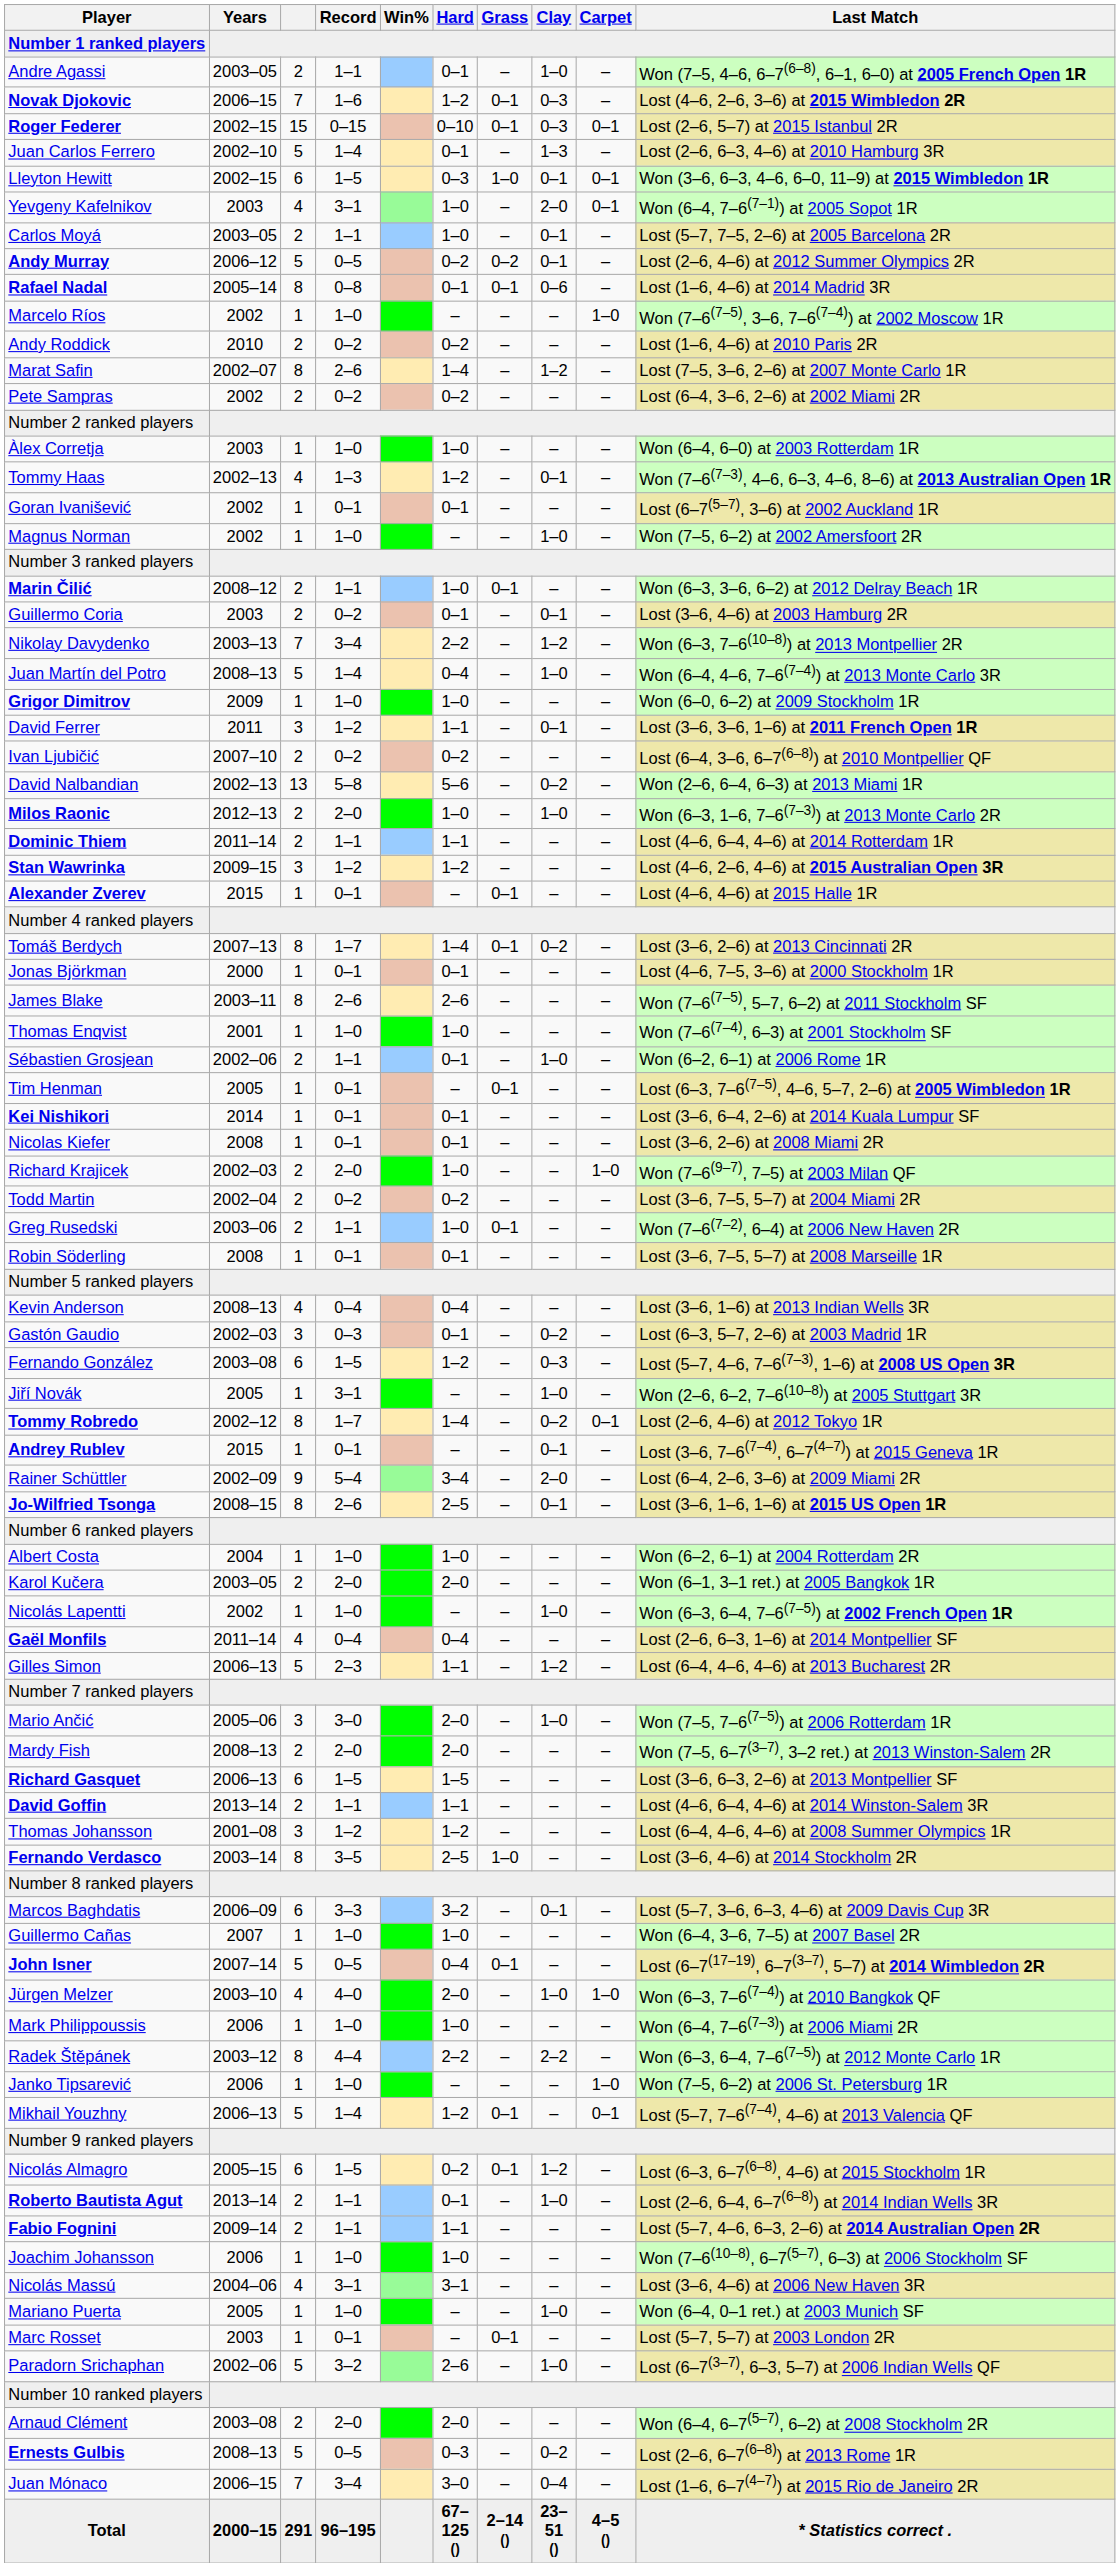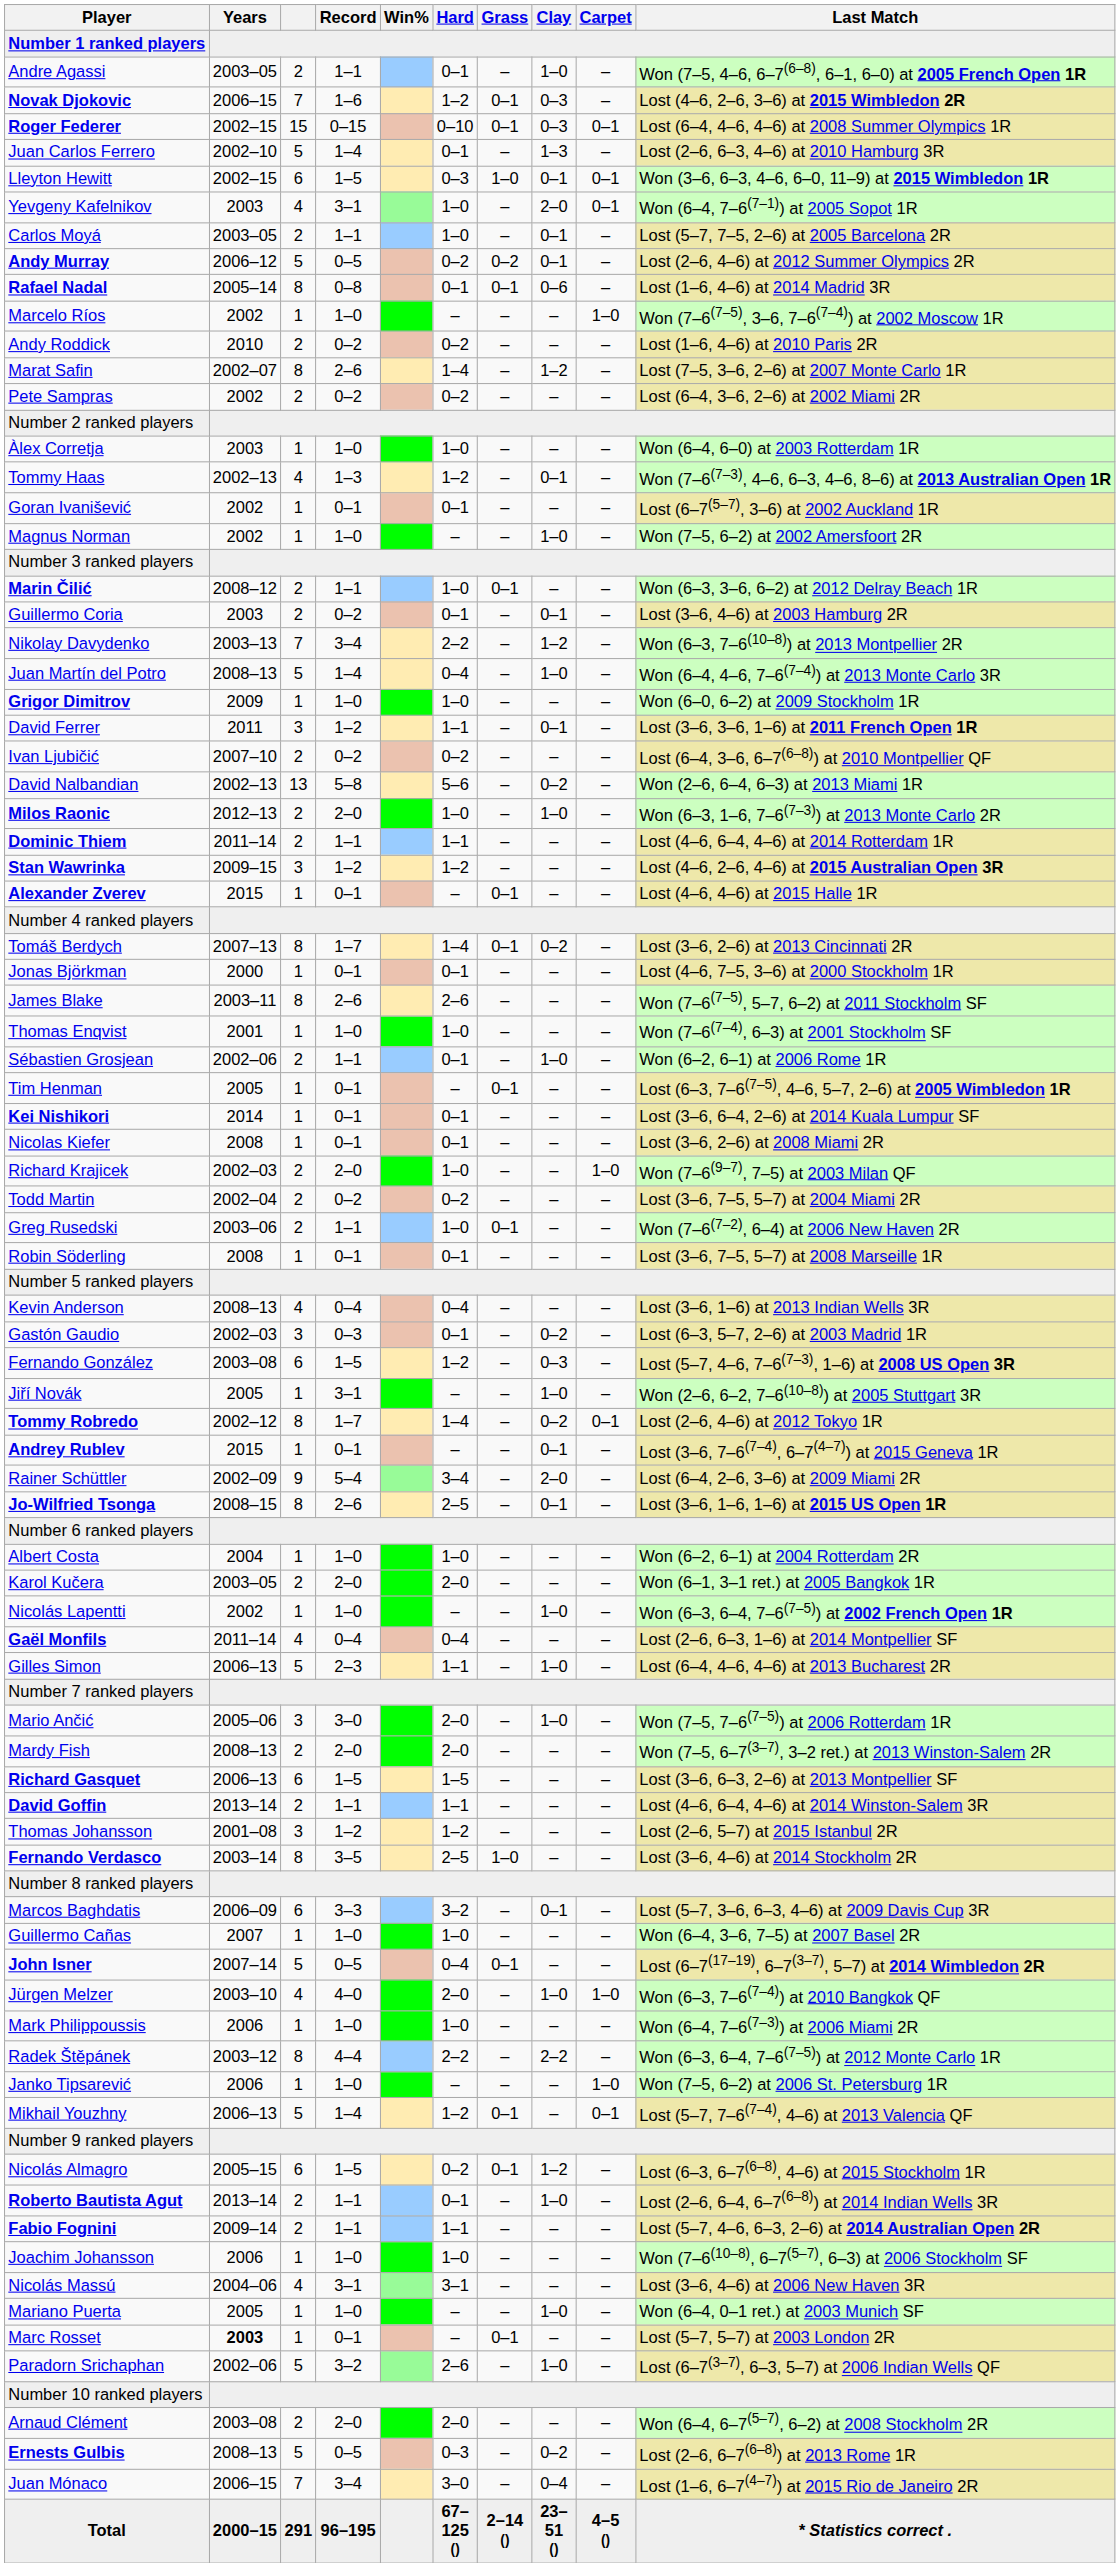(769, 126) Lost (2–6, 5–7) at 2015 Istanbul 2R -> (825, 126) Lost (6–4, 4–6, 4–6) at 2008 Summer Olympics 1R
(554, 1665) 1–2 -> (554, 1665) 1–0
(825, 1831) Lost (6–4, 4–6, 4–6) at 2008 Summer Olympics 1R -> (769, 1831) Lost (2–6, 5–7) at 2015 Istanbul 2R
(245, 2337) normal -> (245, 2337) bold
